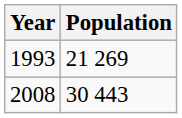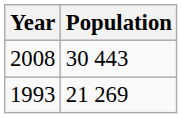rows swapped: (33, 58) <-> (33, 94)
